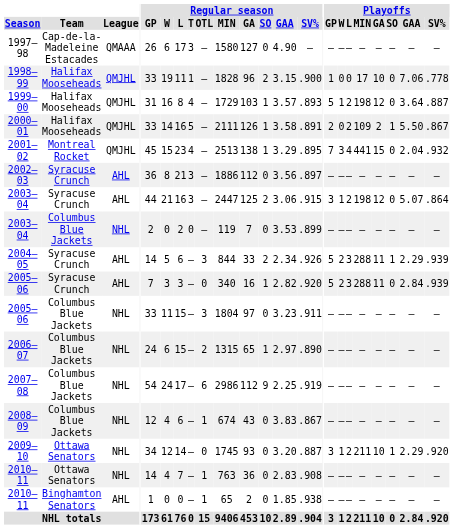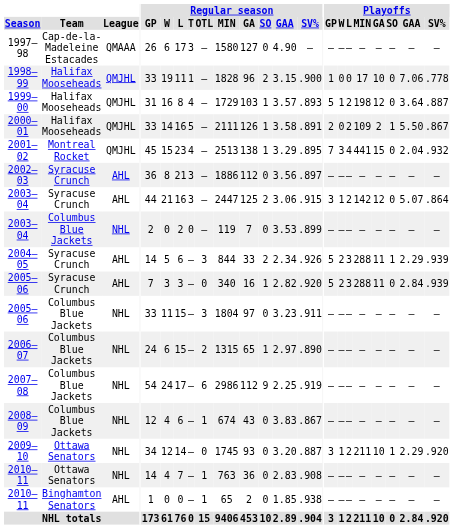(362, 199) 198 -> (362, 199) 142
